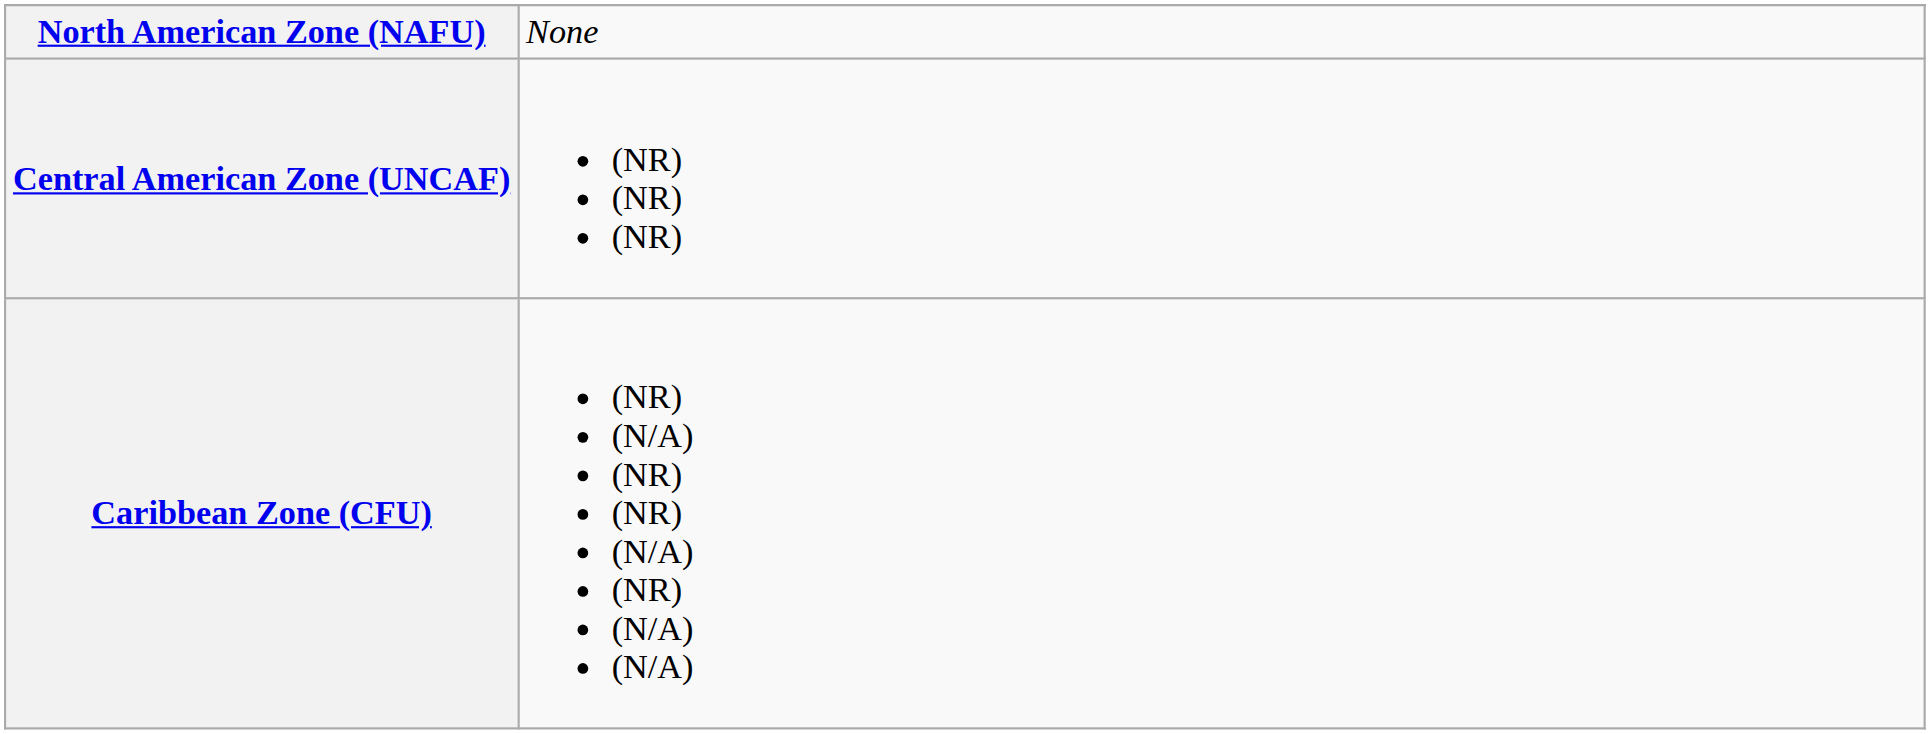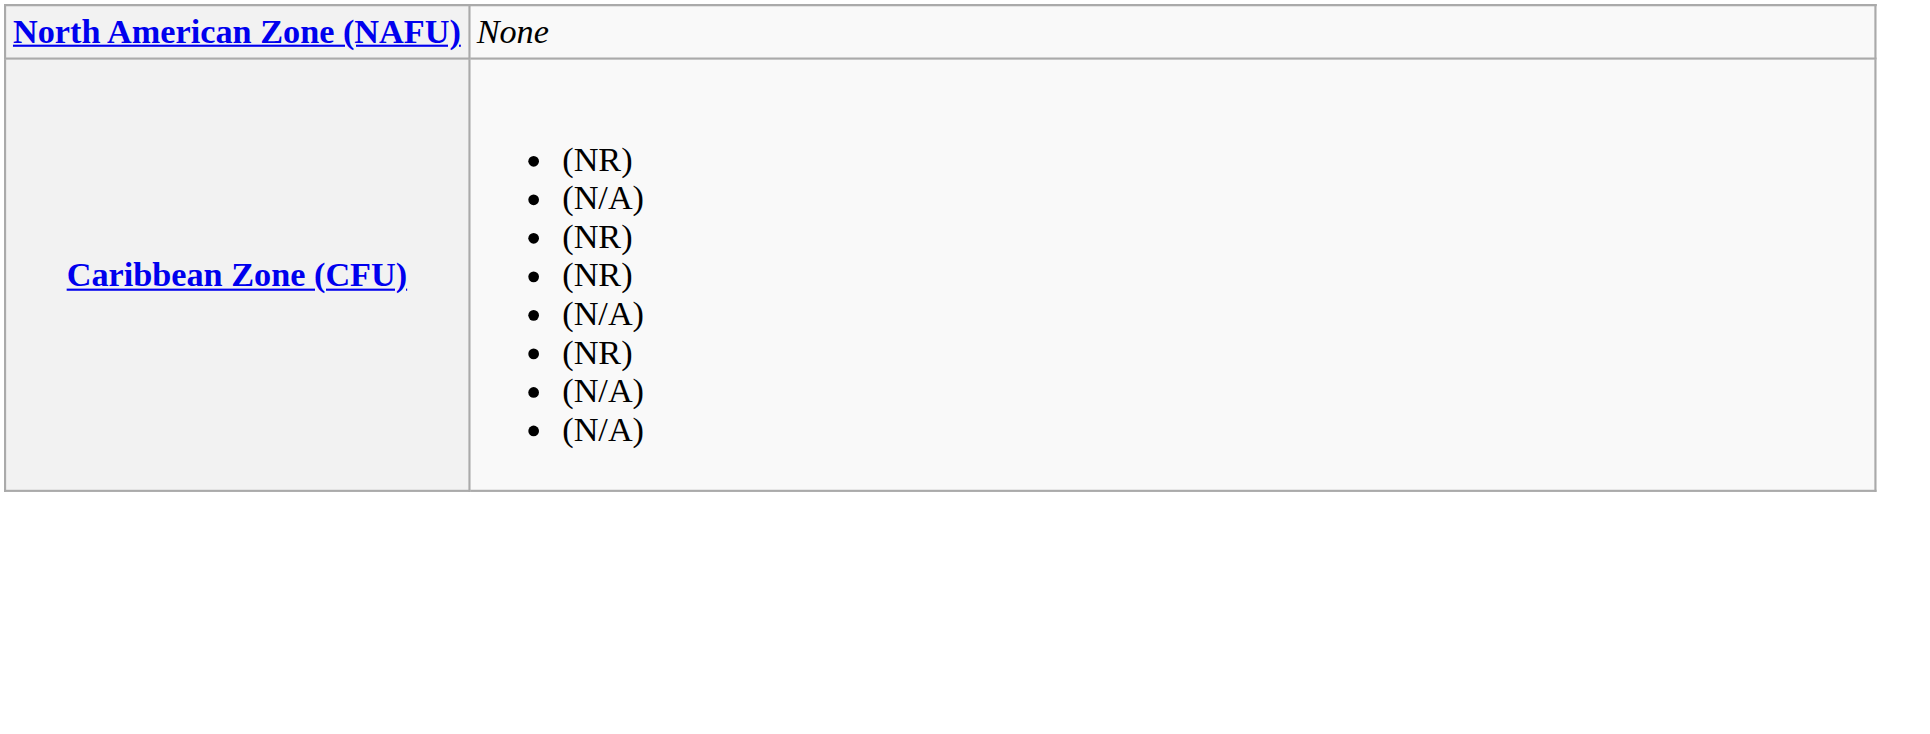- row: (262, 177)
